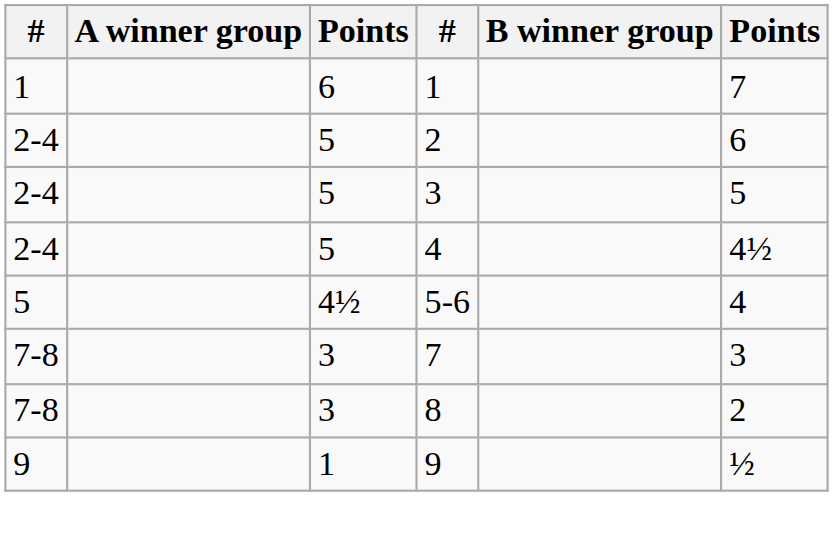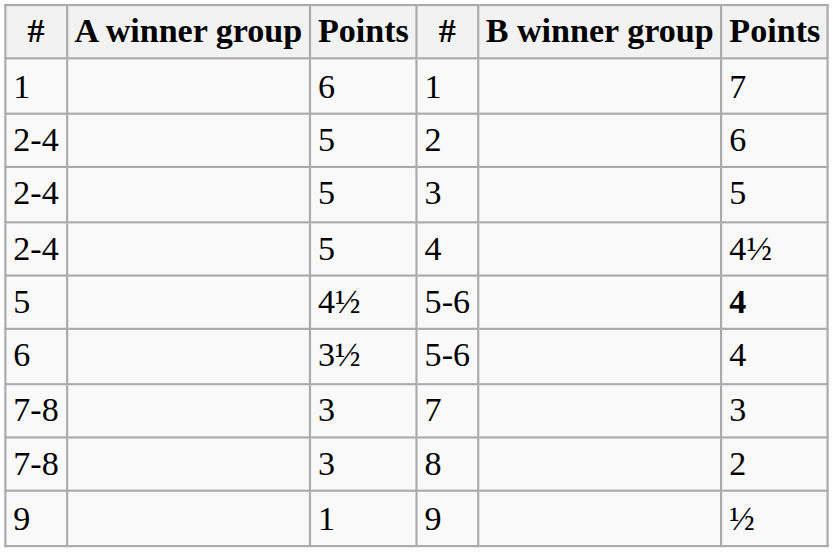(738, 301) normal -> (738, 301) bold
+ row: (22, 355)
